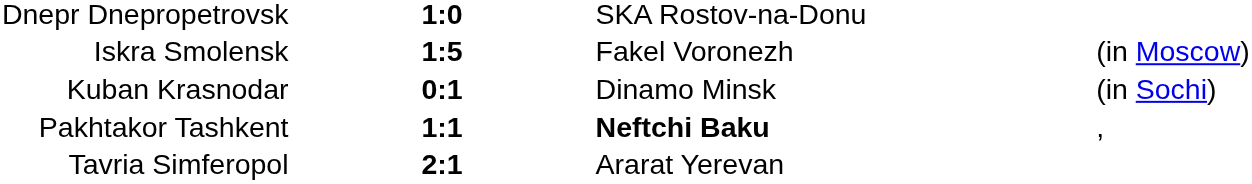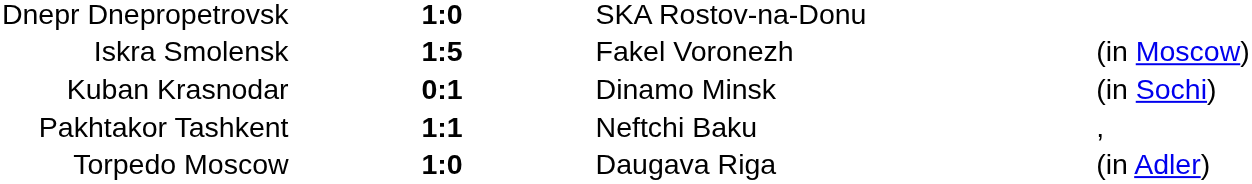(683, 127) bold -> (676, 127) normal
- row: (178, 164)
+ row: (181, 164)
